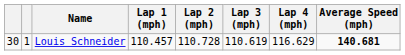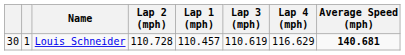columns swapped: (152, 19) <-> (199, 19)
